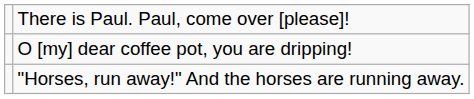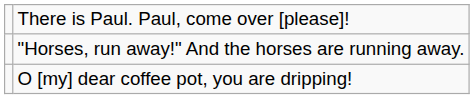rows swapped: (185, 49) <-> (241, 78)
